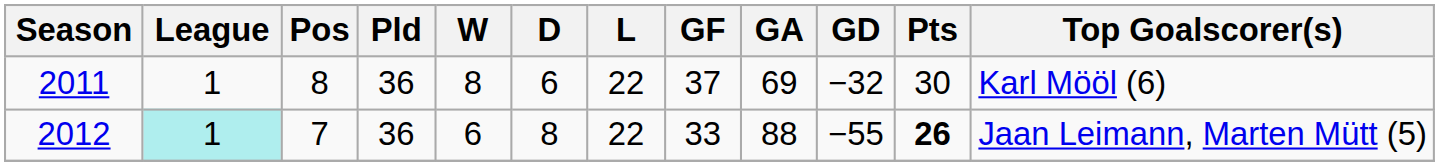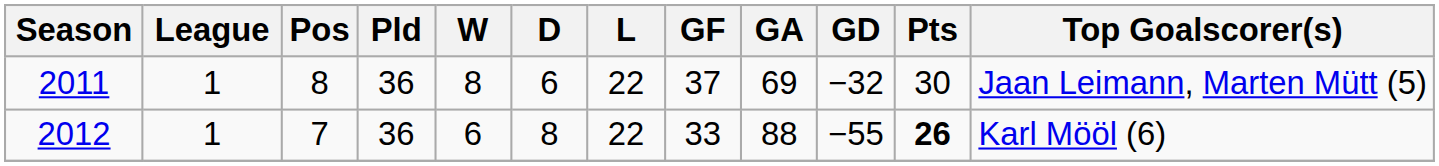(1072, 82) Karl Mööl (6) -> (1203, 82) Jaan Leimann, Marten Mütt (5)
(212, 134) paleturquoise background -> (212, 134) no background
(1203, 134) Jaan Leimann, Marten Mütt (5) -> (1072, 134) Karl Mööl (6)
